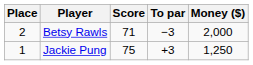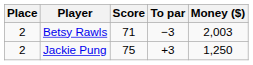(218, 32) 2,000 -> (218, 32) 2,003
(22, 50) 1 -> (22, 50) 2
